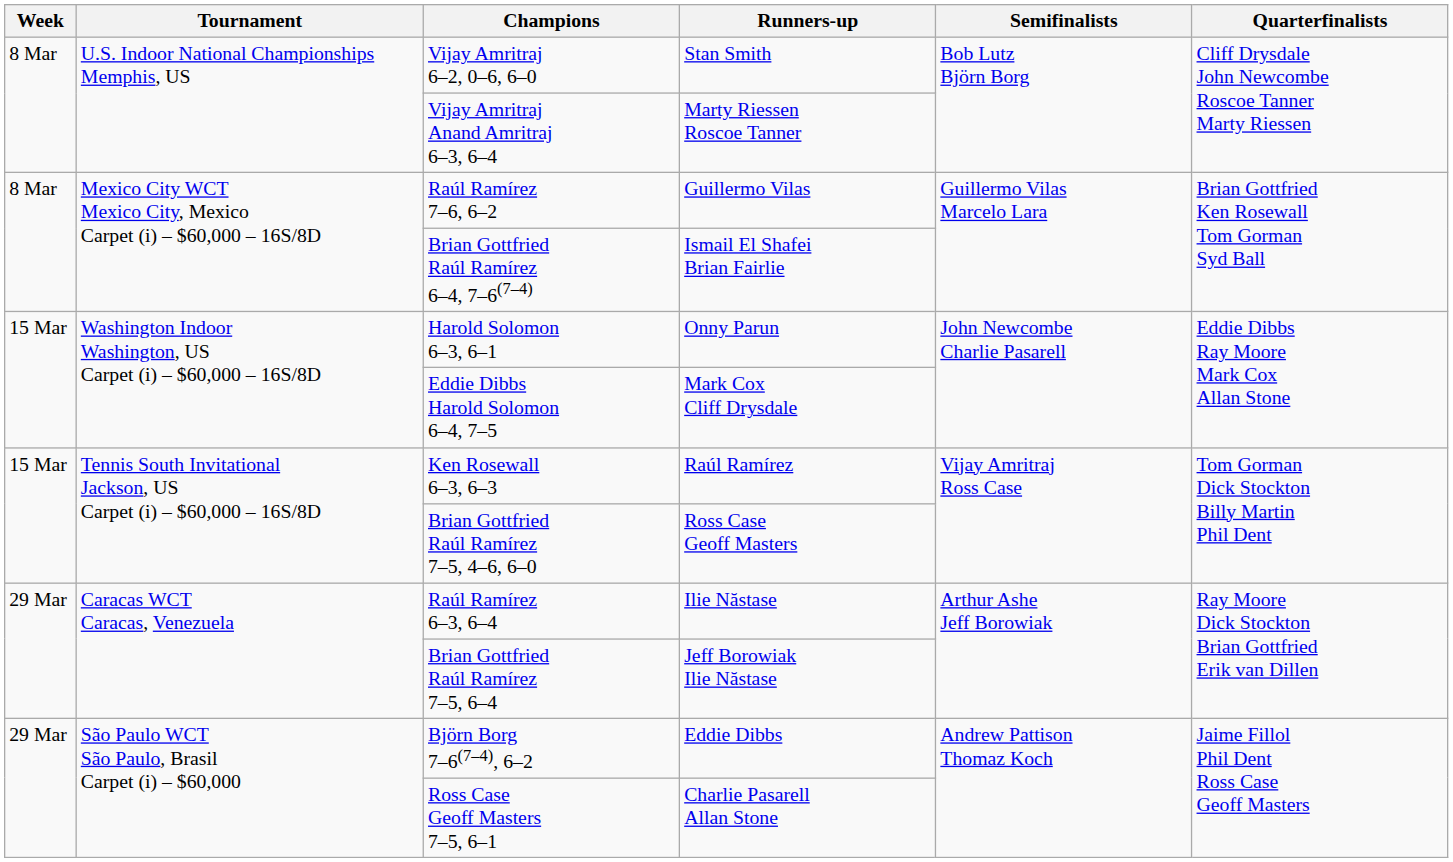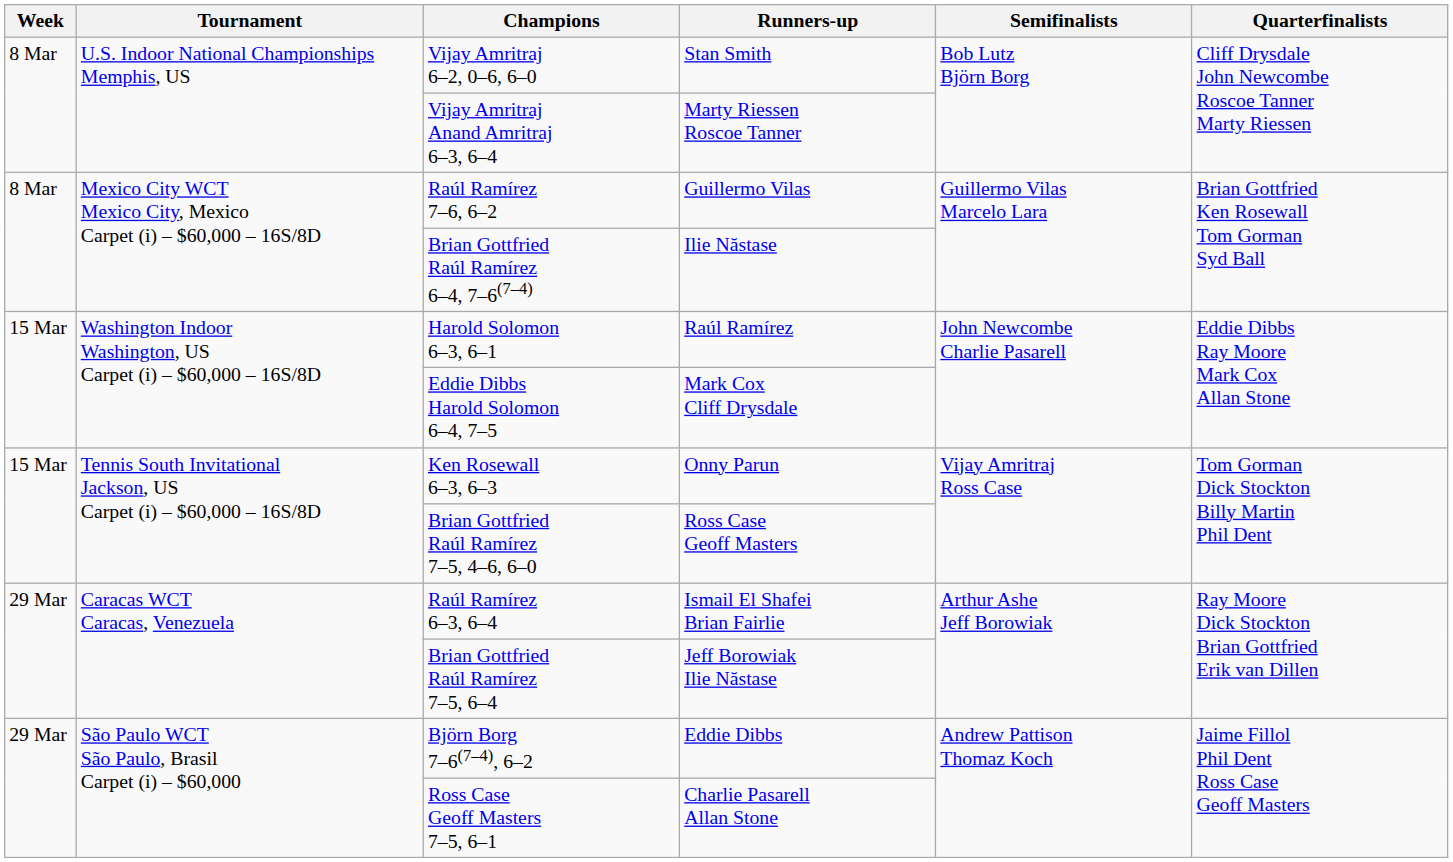(748, 256) Ismail El Shafei Brian Fairlie -> (731, 244) Ilie Năstase
(732, 328) Onny Parun -> (739, 328) Raúl Ramírez
(739, 463) Raúl Ramírez -> (732, 463) Onny Parun
(731, 598) Ilie Năstase -> (748, 610) Ismail El Shafei Brian Fairlie
